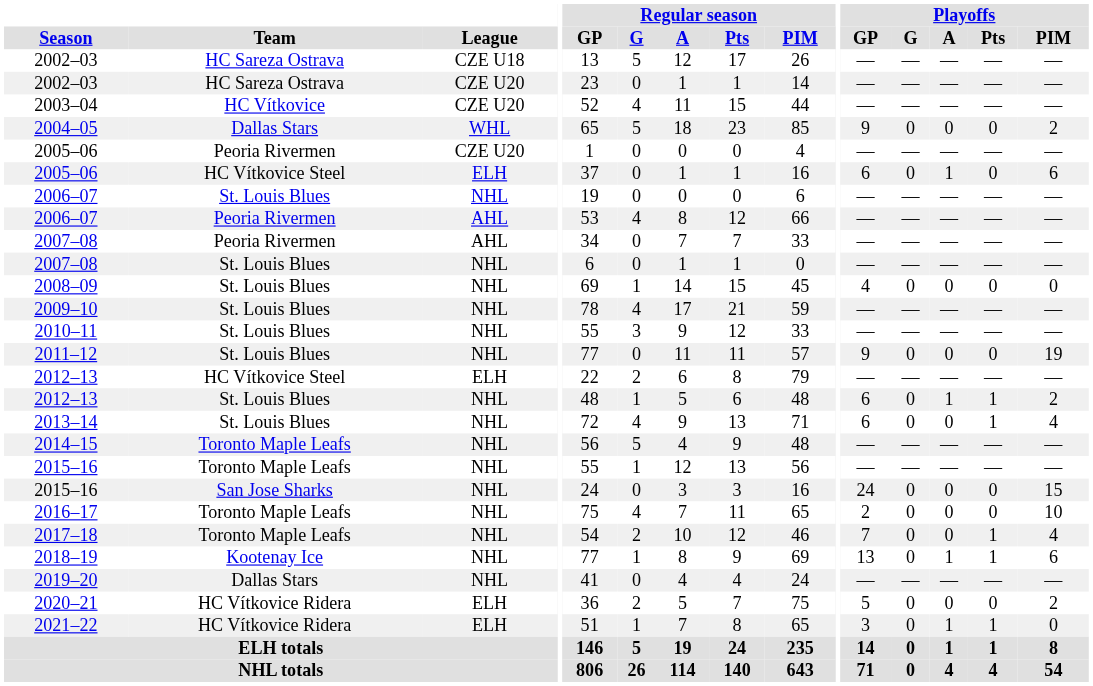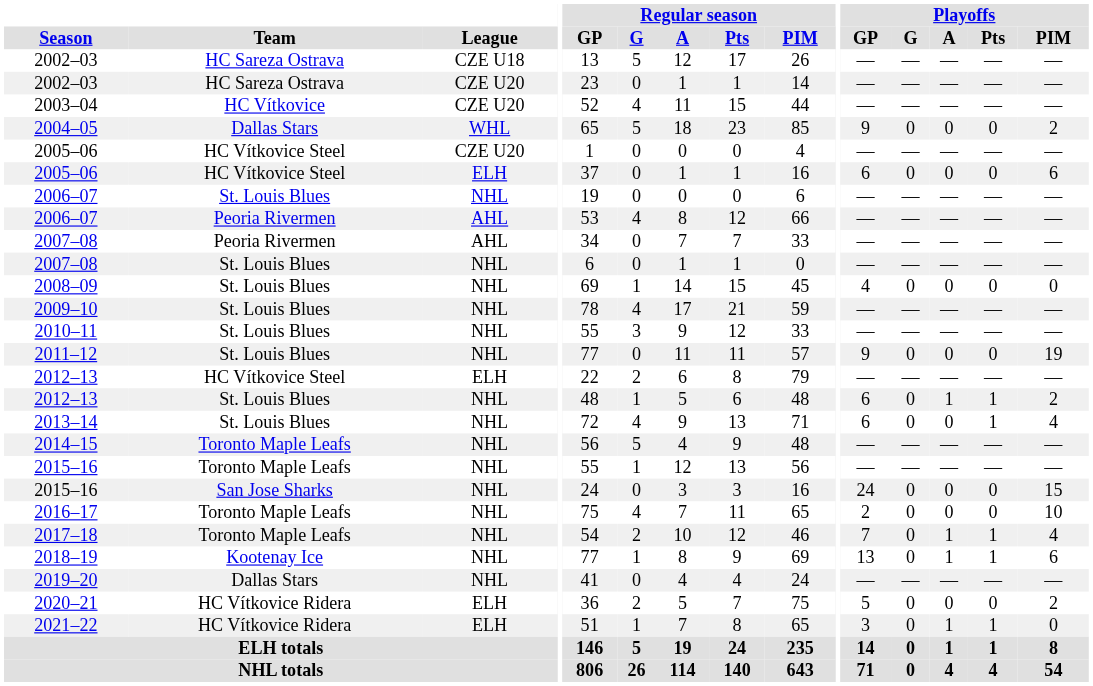(275, 150) Peoria Rivermen -> (275, 150) HC Vítkovice Steel
(949, 173) 1 -> (949, 173) 0
(949, 535) 0 -> (949, 535) 1
